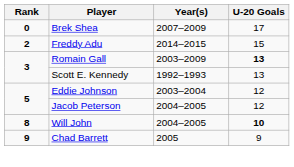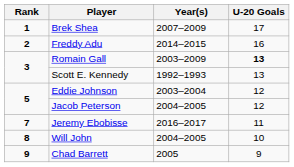(27, 28) 0 -> (27, 28) 1
(259, 43) 15 -> (259, 43) 16
+ row: (90, 122)
(259, 122) bold -> (259, 138) normal
